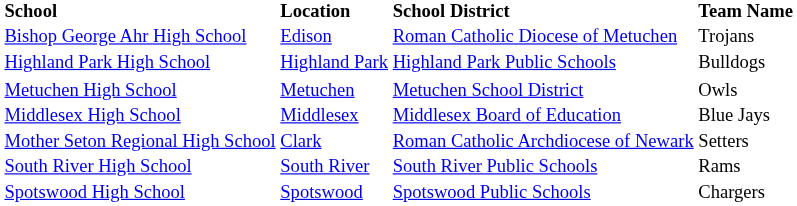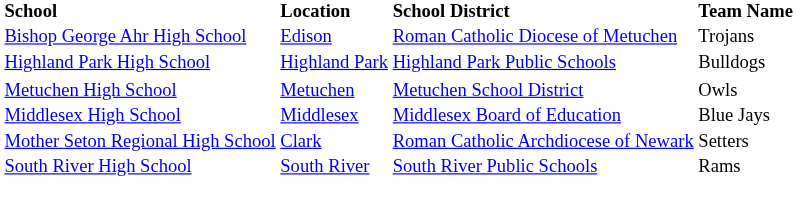- row: (95, 191)
